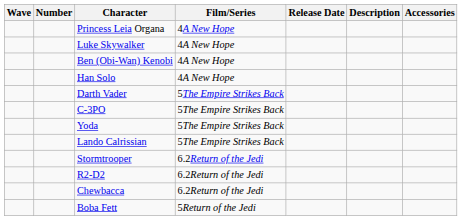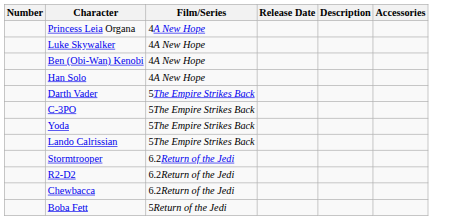- column: (19, 12)
